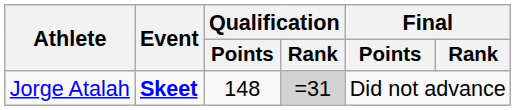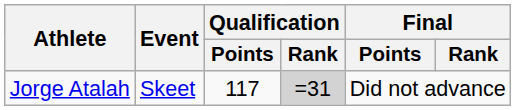(169, 89) bold -> (168, 89) normal
(242, 89) 148 -> (242, 89) 117
